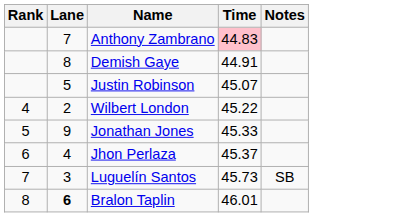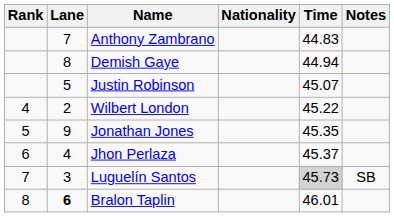+ column: (259, 16)
(240, 39) pink background -> (321, 39) no background
(240, 62) 44.91 -> (321, 62) 44.94
(240, 131) 45.33 -> (321, 131) 45.35
(240, 177) no background -> (321, 177) lightgrey background
